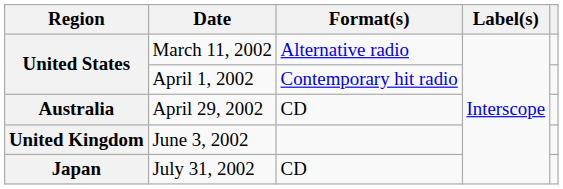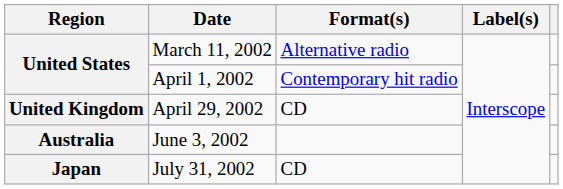(76, 109) Australia -> (76, 109) United Kingdom
(76, 139) United Kingdom -> (76, 139) Australia
